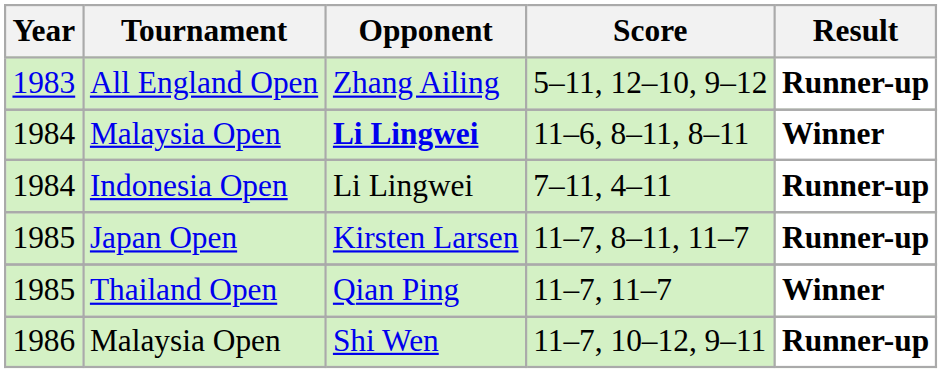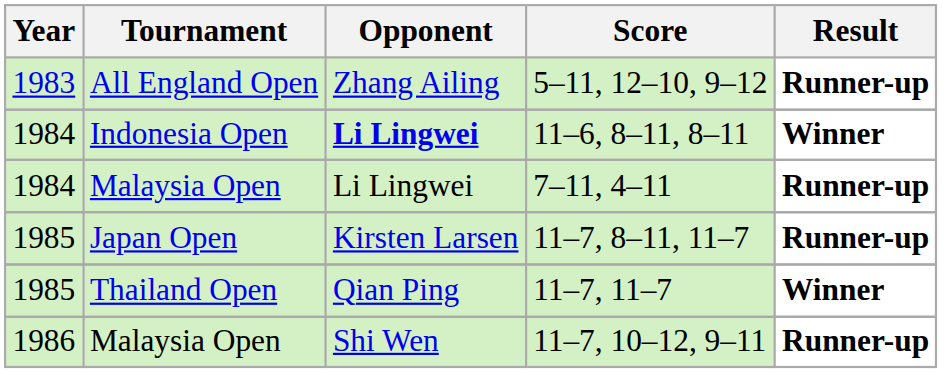(185, 134) Malaysia Open -> (189, 134) Indonesia Open
(189, 186) Indonesia Open -> (185, 186) Malaysia Open
